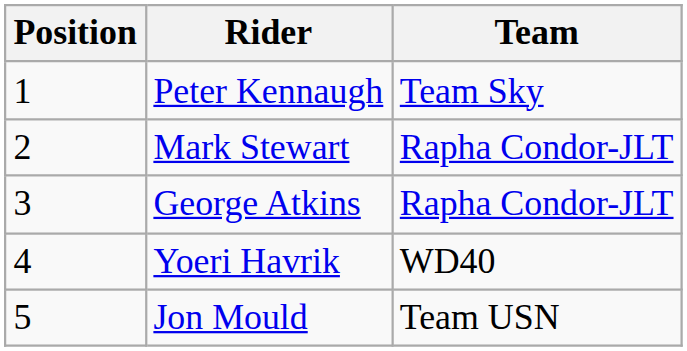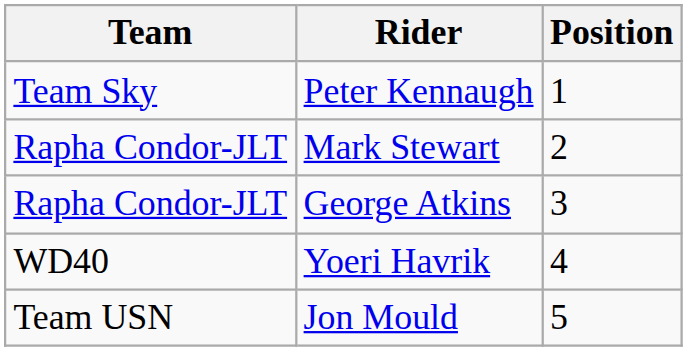columns swapped: (75, 32) <-> (537, 32)
